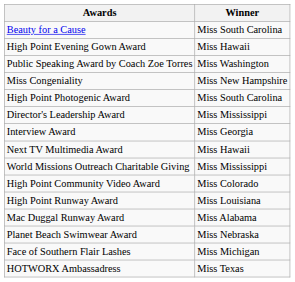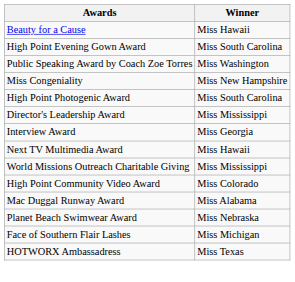(240, 30) Miss South Carolina -> (224, 30) Miss Hawaii
(224, 47) Miss Hawaii -> (240, 47) Miss South Carolina
- row: (62, 200)
